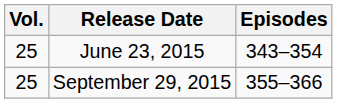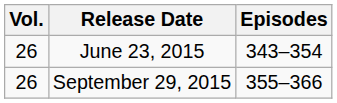(26, 51) 25 -> (26, 51) 26
(26, 82) 25 -> (26, 82) 26
